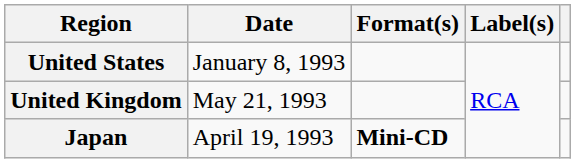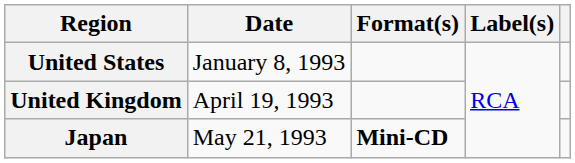(260, 99) May 21, 1993 -> (263, 99) April 19, 1993
(263, 137) April 19, 1993 -> (260, 137) May 21, 1993
